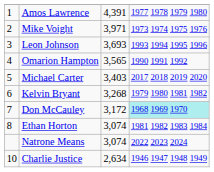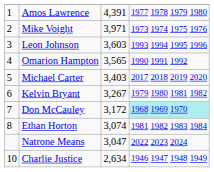(115, 45) 3,693 -> (115, 45) 3,603
(115, 93) 3,268 -> (115, 93) 3,267
(115, 142) 3,074 -> (115, 142) 3,047
